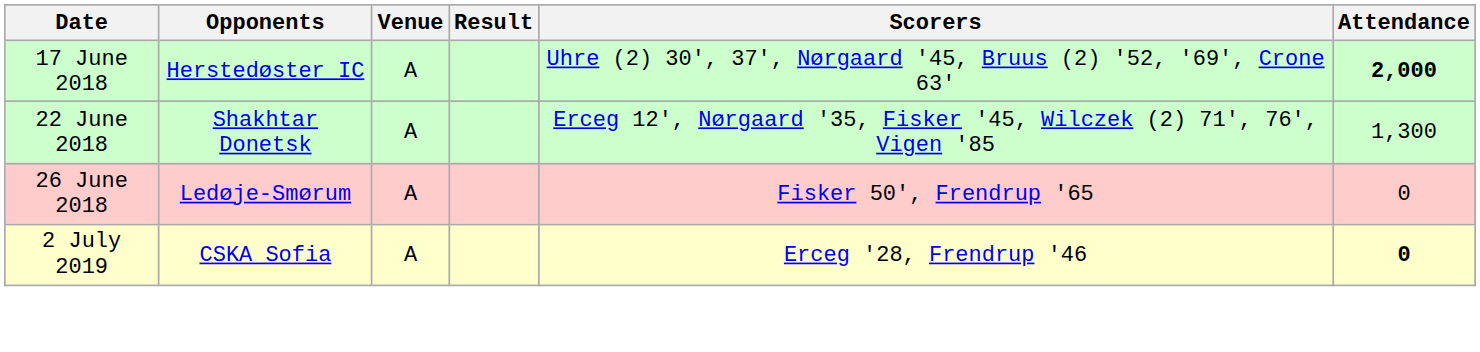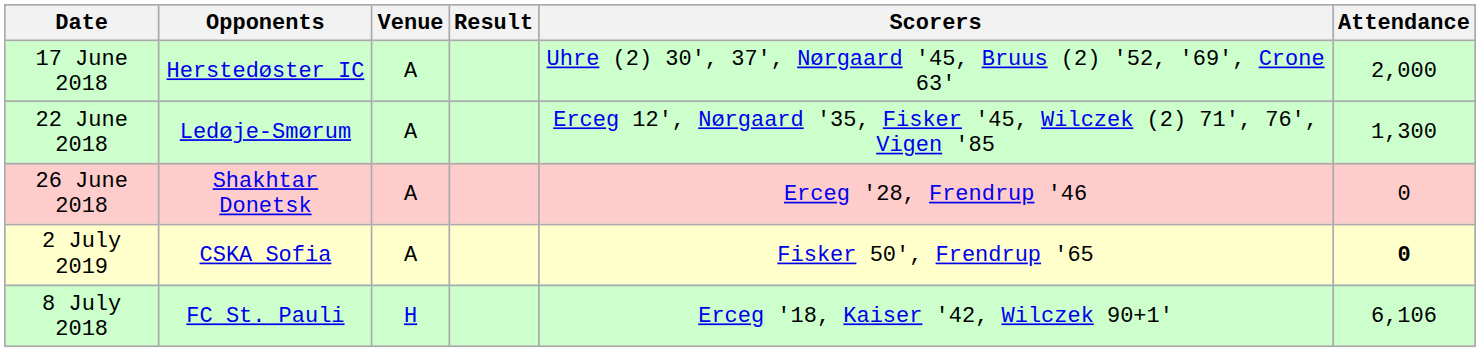(1404, 71) bold -> (1404, 71) normal
(265, 132) Shakhtar Donetsk -> (265, 132) Ledøje-Smørum
(265, 194) Ledøje-Smørum -> (265, 194) Shakhtar Donetsk
(936, 194) Fisker 50', Frendrup '65 -> (936, 194) Erceg '28, Frendrup '46
(936, 255) Erceg '28, Frendrup '46 -> (936, 255) Fisker 50', Frendrup '65
+ row: (82, 316)
